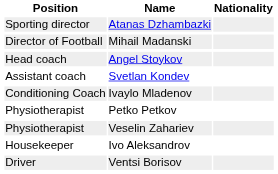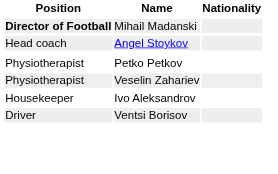- row: (160, 24)
(54, 41) normal -> (58, 26) bold
- row: (149, 76)
- row: (150, 93)
